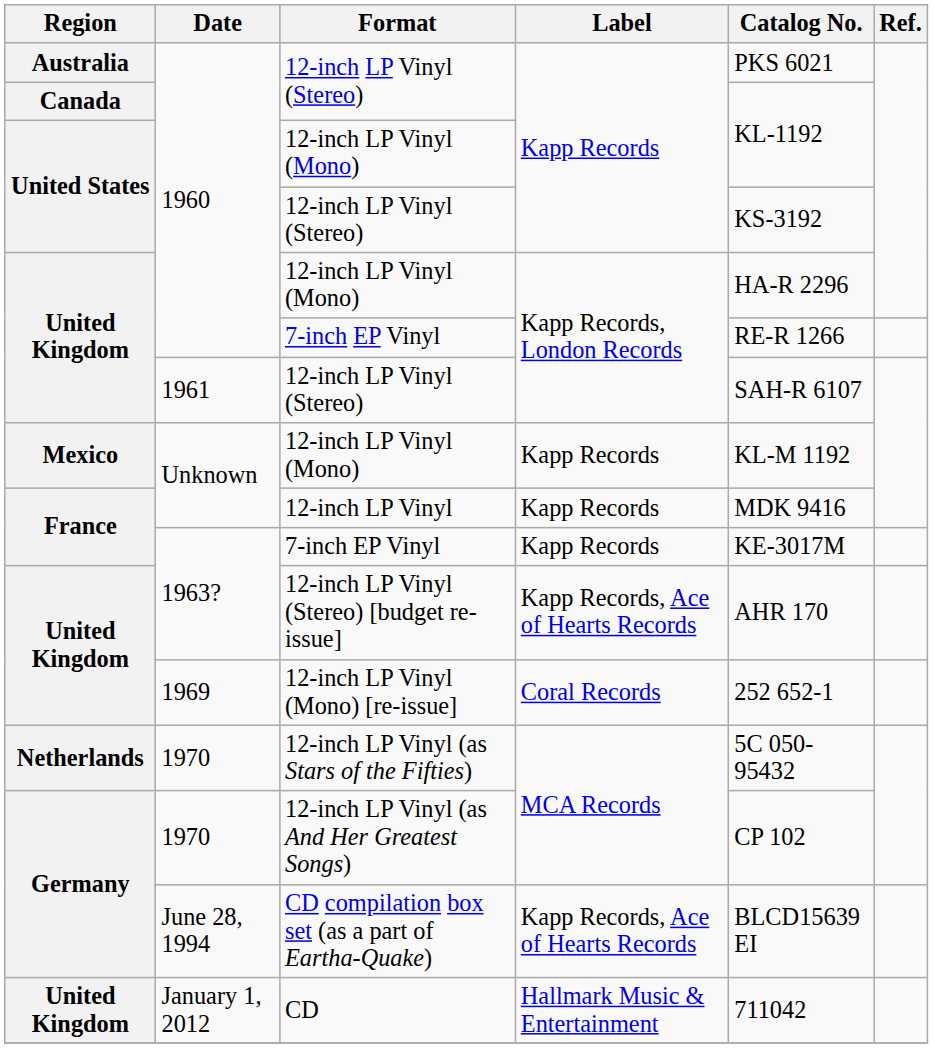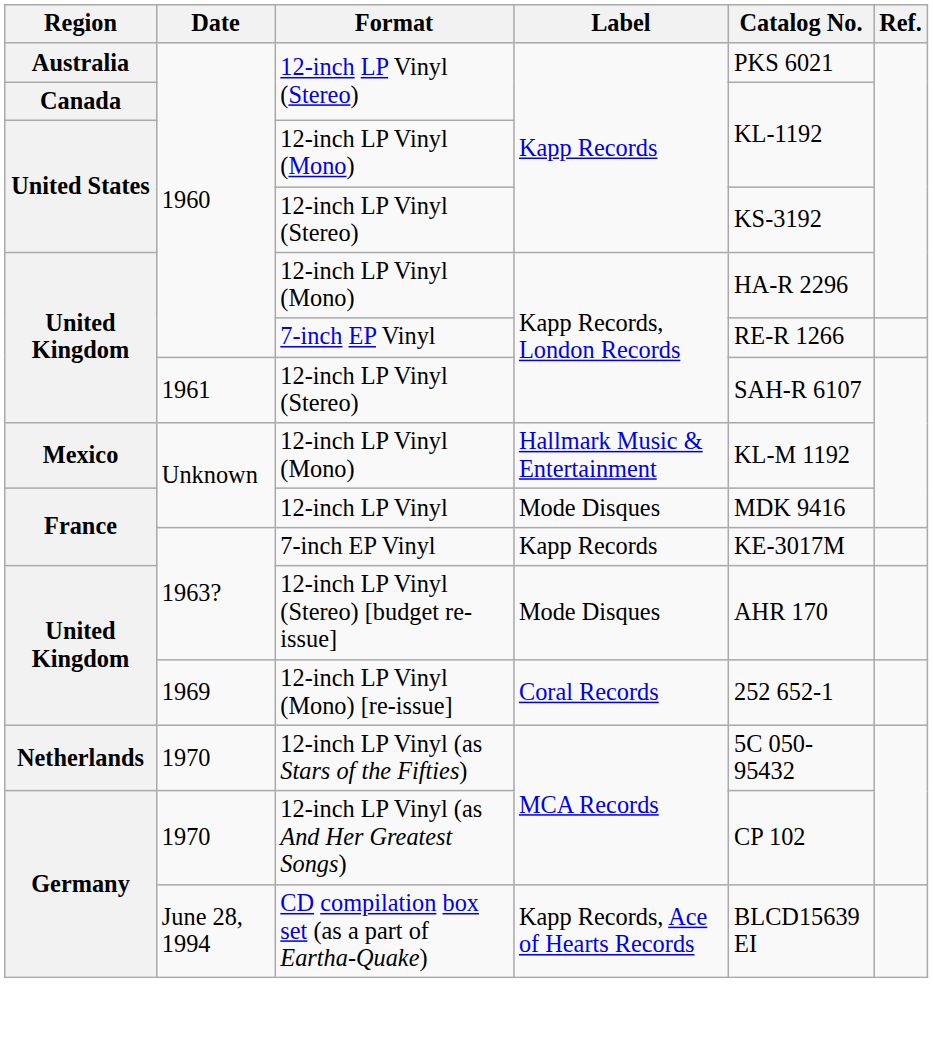(590, 455) Kapp Records -> (611, 455) Hallmark Music & Entertainment
(590, 507) Kapp Records -> (590, 507) Mode Disques
(615, 612) Kapp Records, Ace of Hearts Records -> (590, 612) Mode Disques
- row: (80, 1010)
